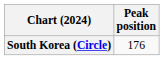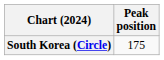(136, 45) 176 -> (136, 45) 175
